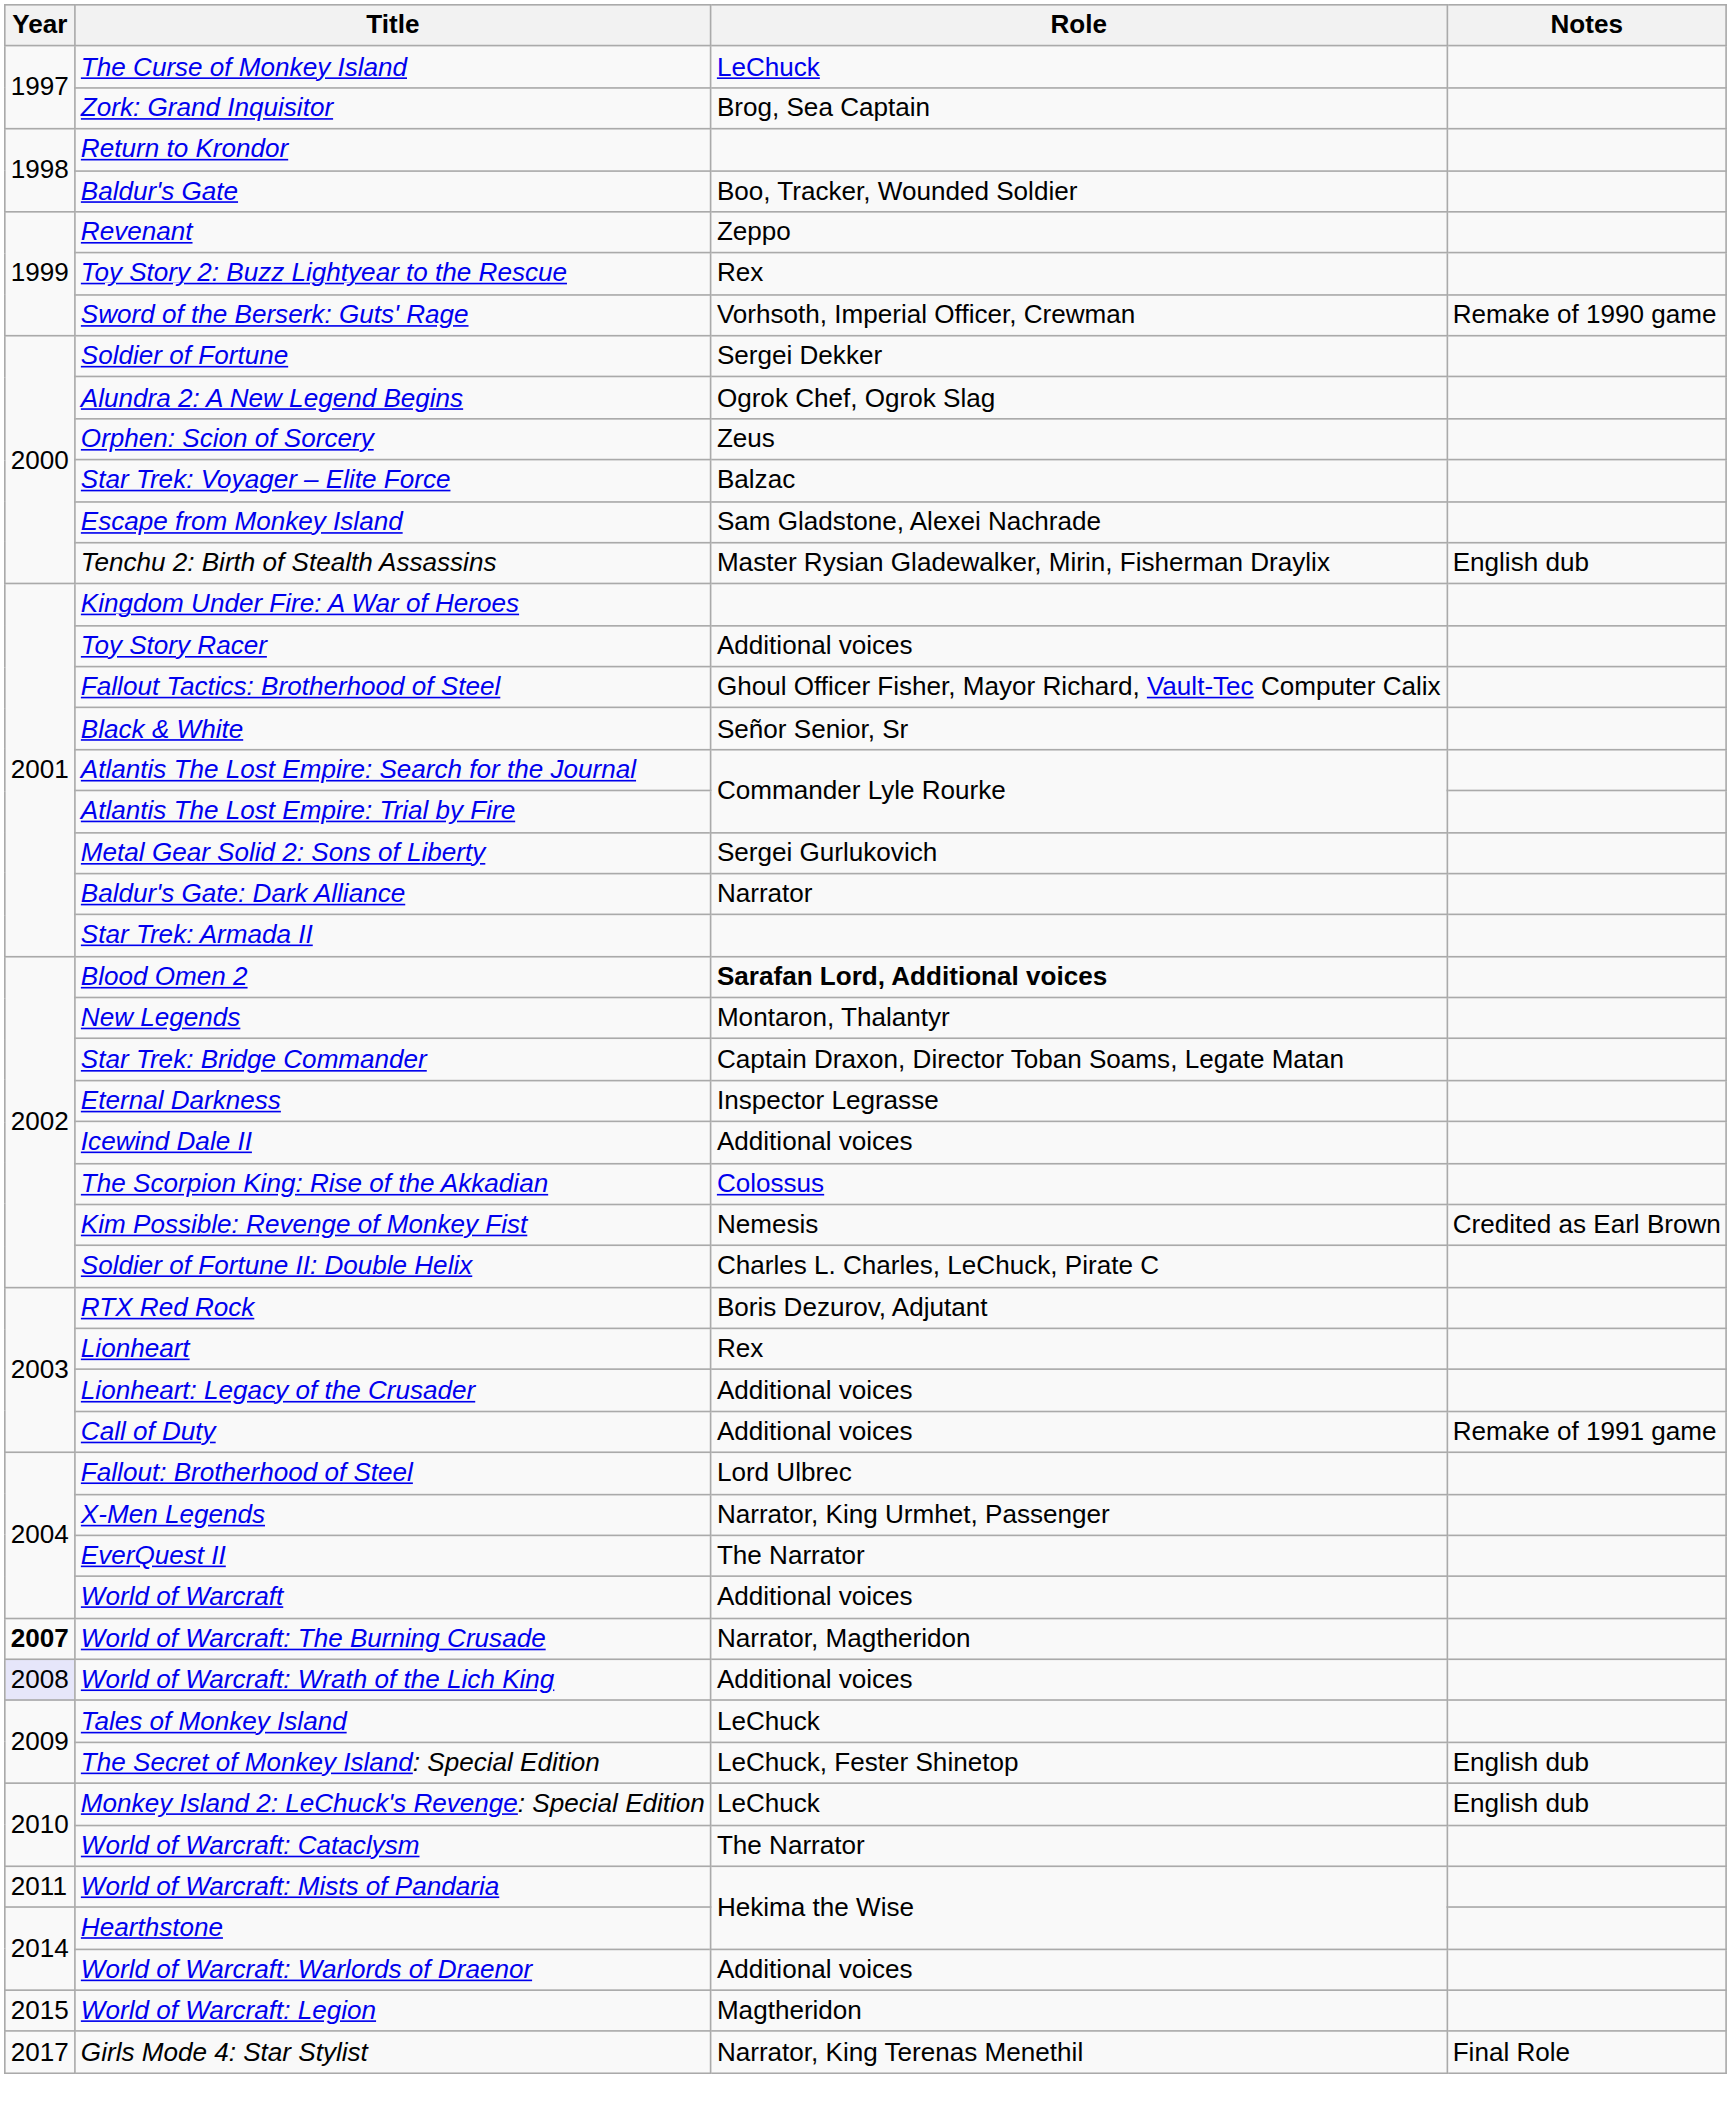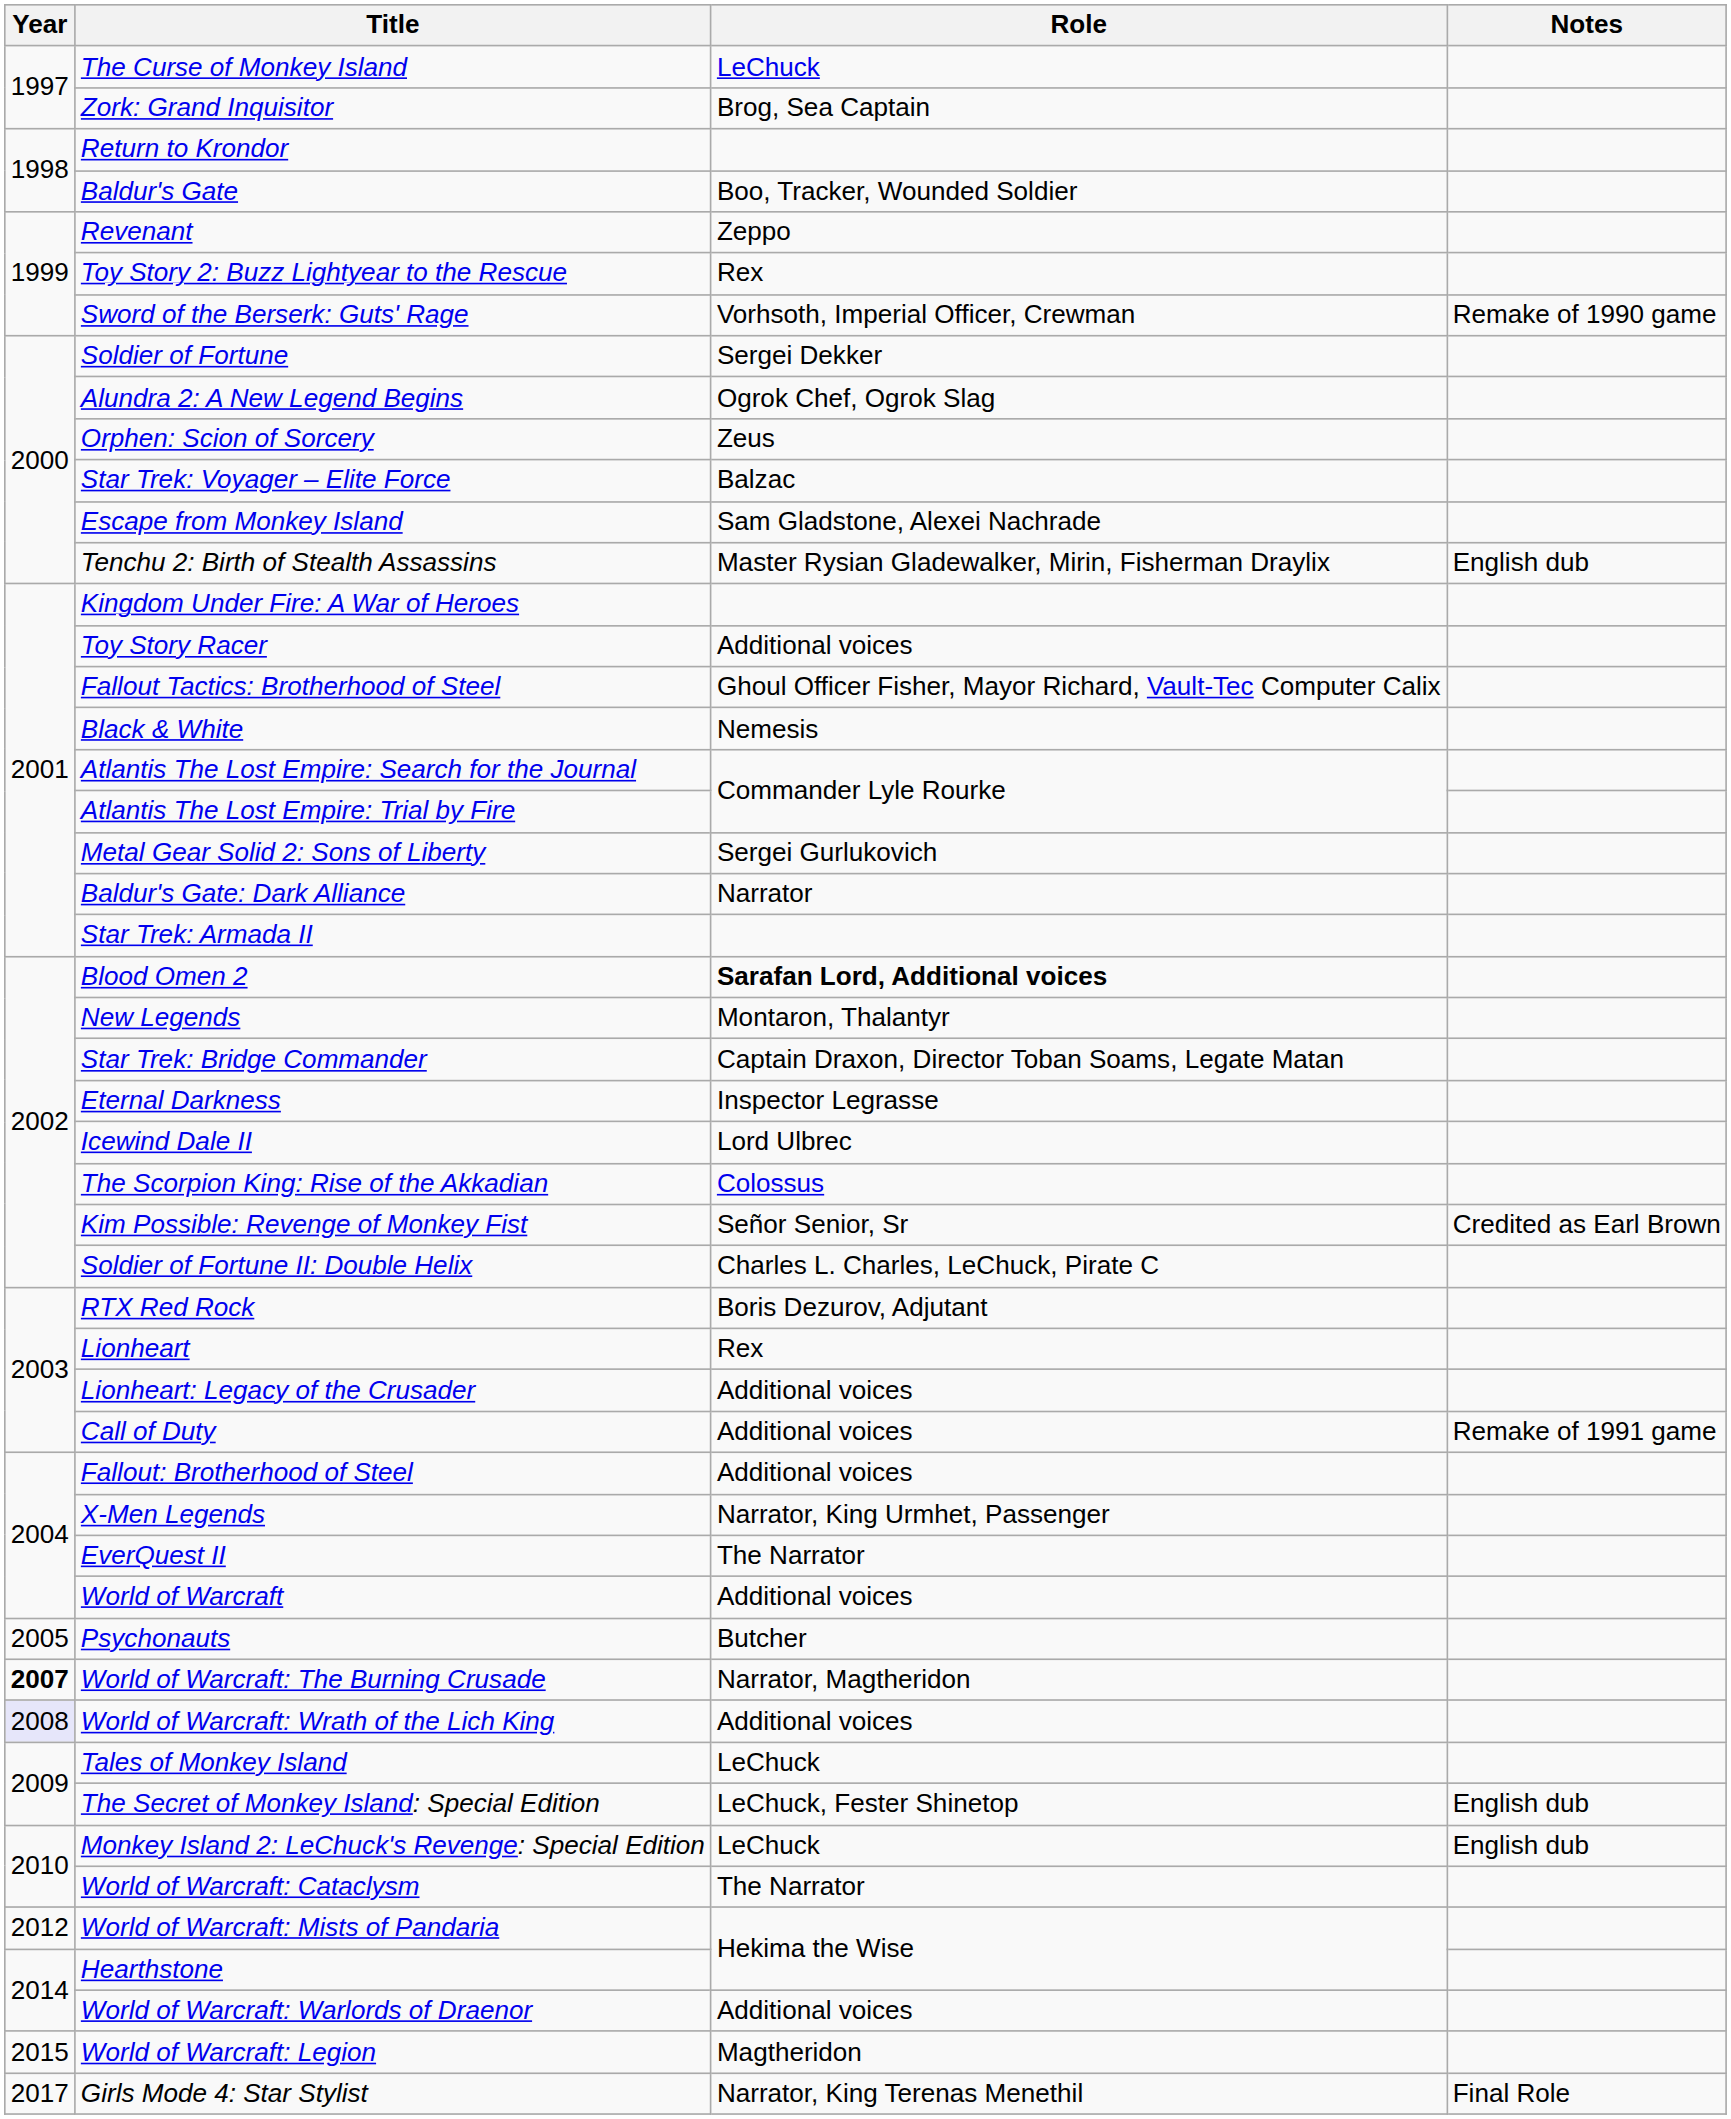(813, 728) Señor Senior, Sr -> (768, 728) Nemesis
(815, 1141) Additional voices -> (784, 1141) Lord Ulbrec
(768, 1224) Nemesis -> (813, 1224) Señor Senior, Sr
(784, 1472) Lord Ulbrec -> (815, 1472) Additional voices
+ row: (156, 1638)
(39, 1886) 2011 -> (40, 1927) 2012
